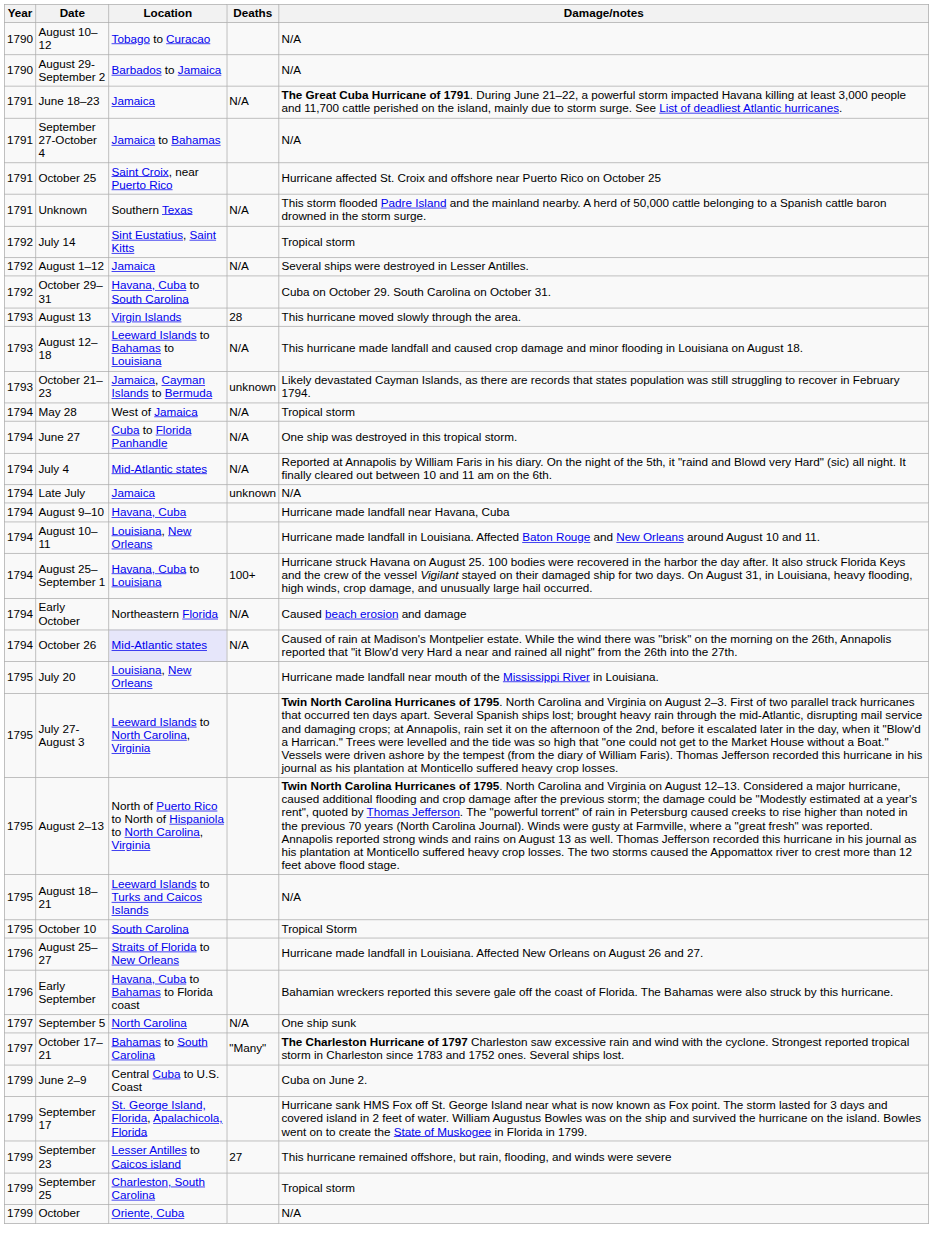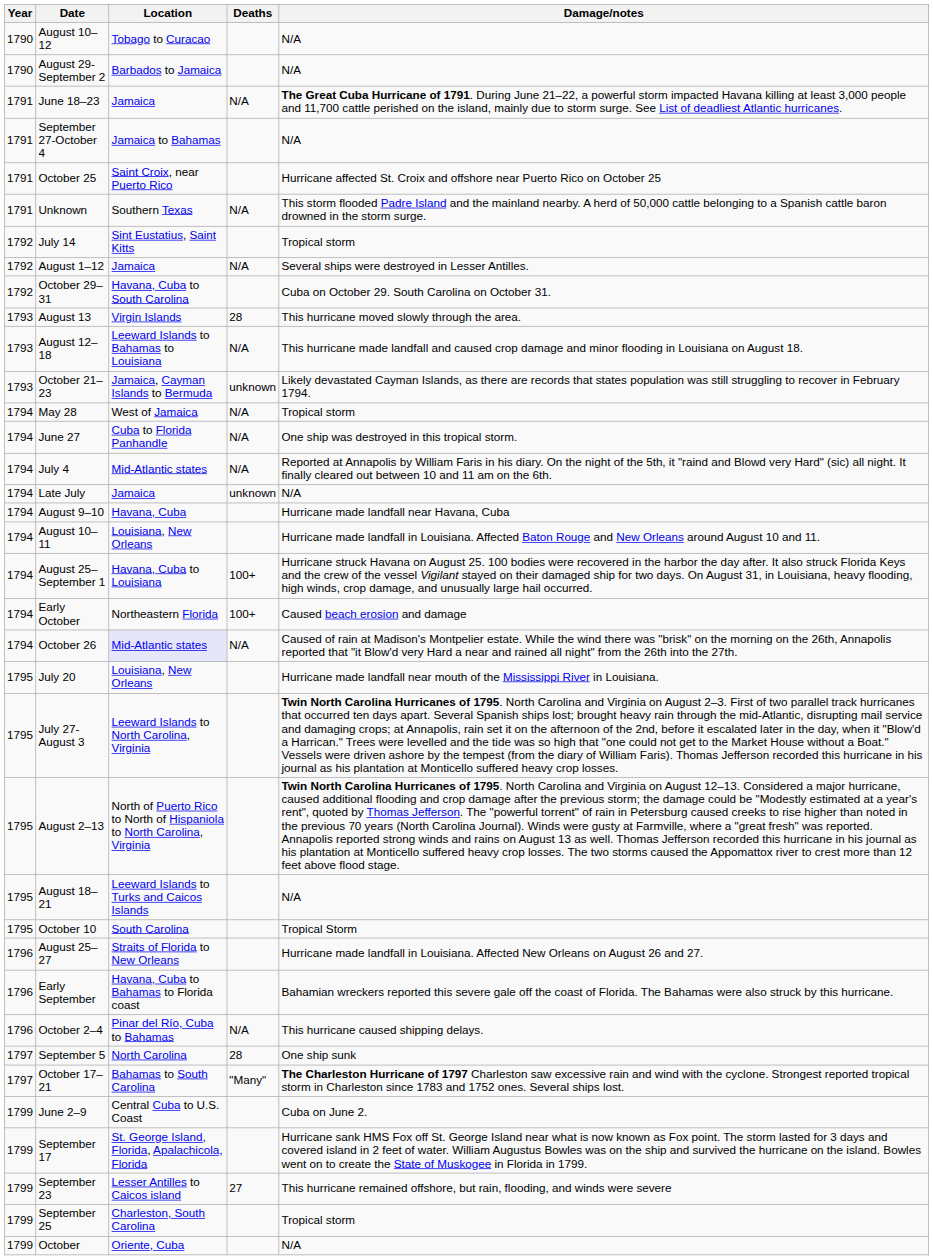(239, 614) N/A -> (243, 614) 100+
+ row: (71, 1030)
(239, 1023) N/A -> (236, 1055) 28
